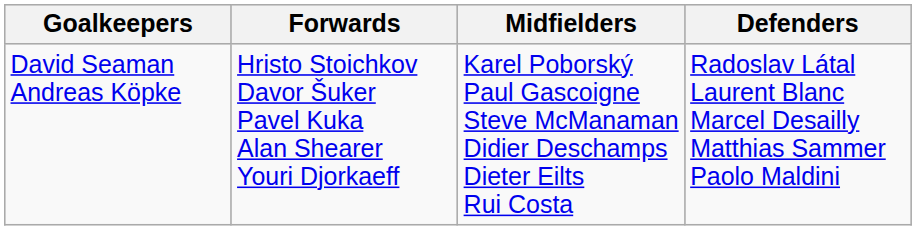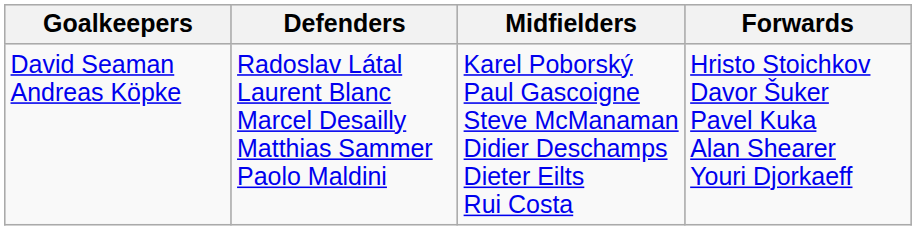columns swapped: (798, 24) <-> (345, 24)
